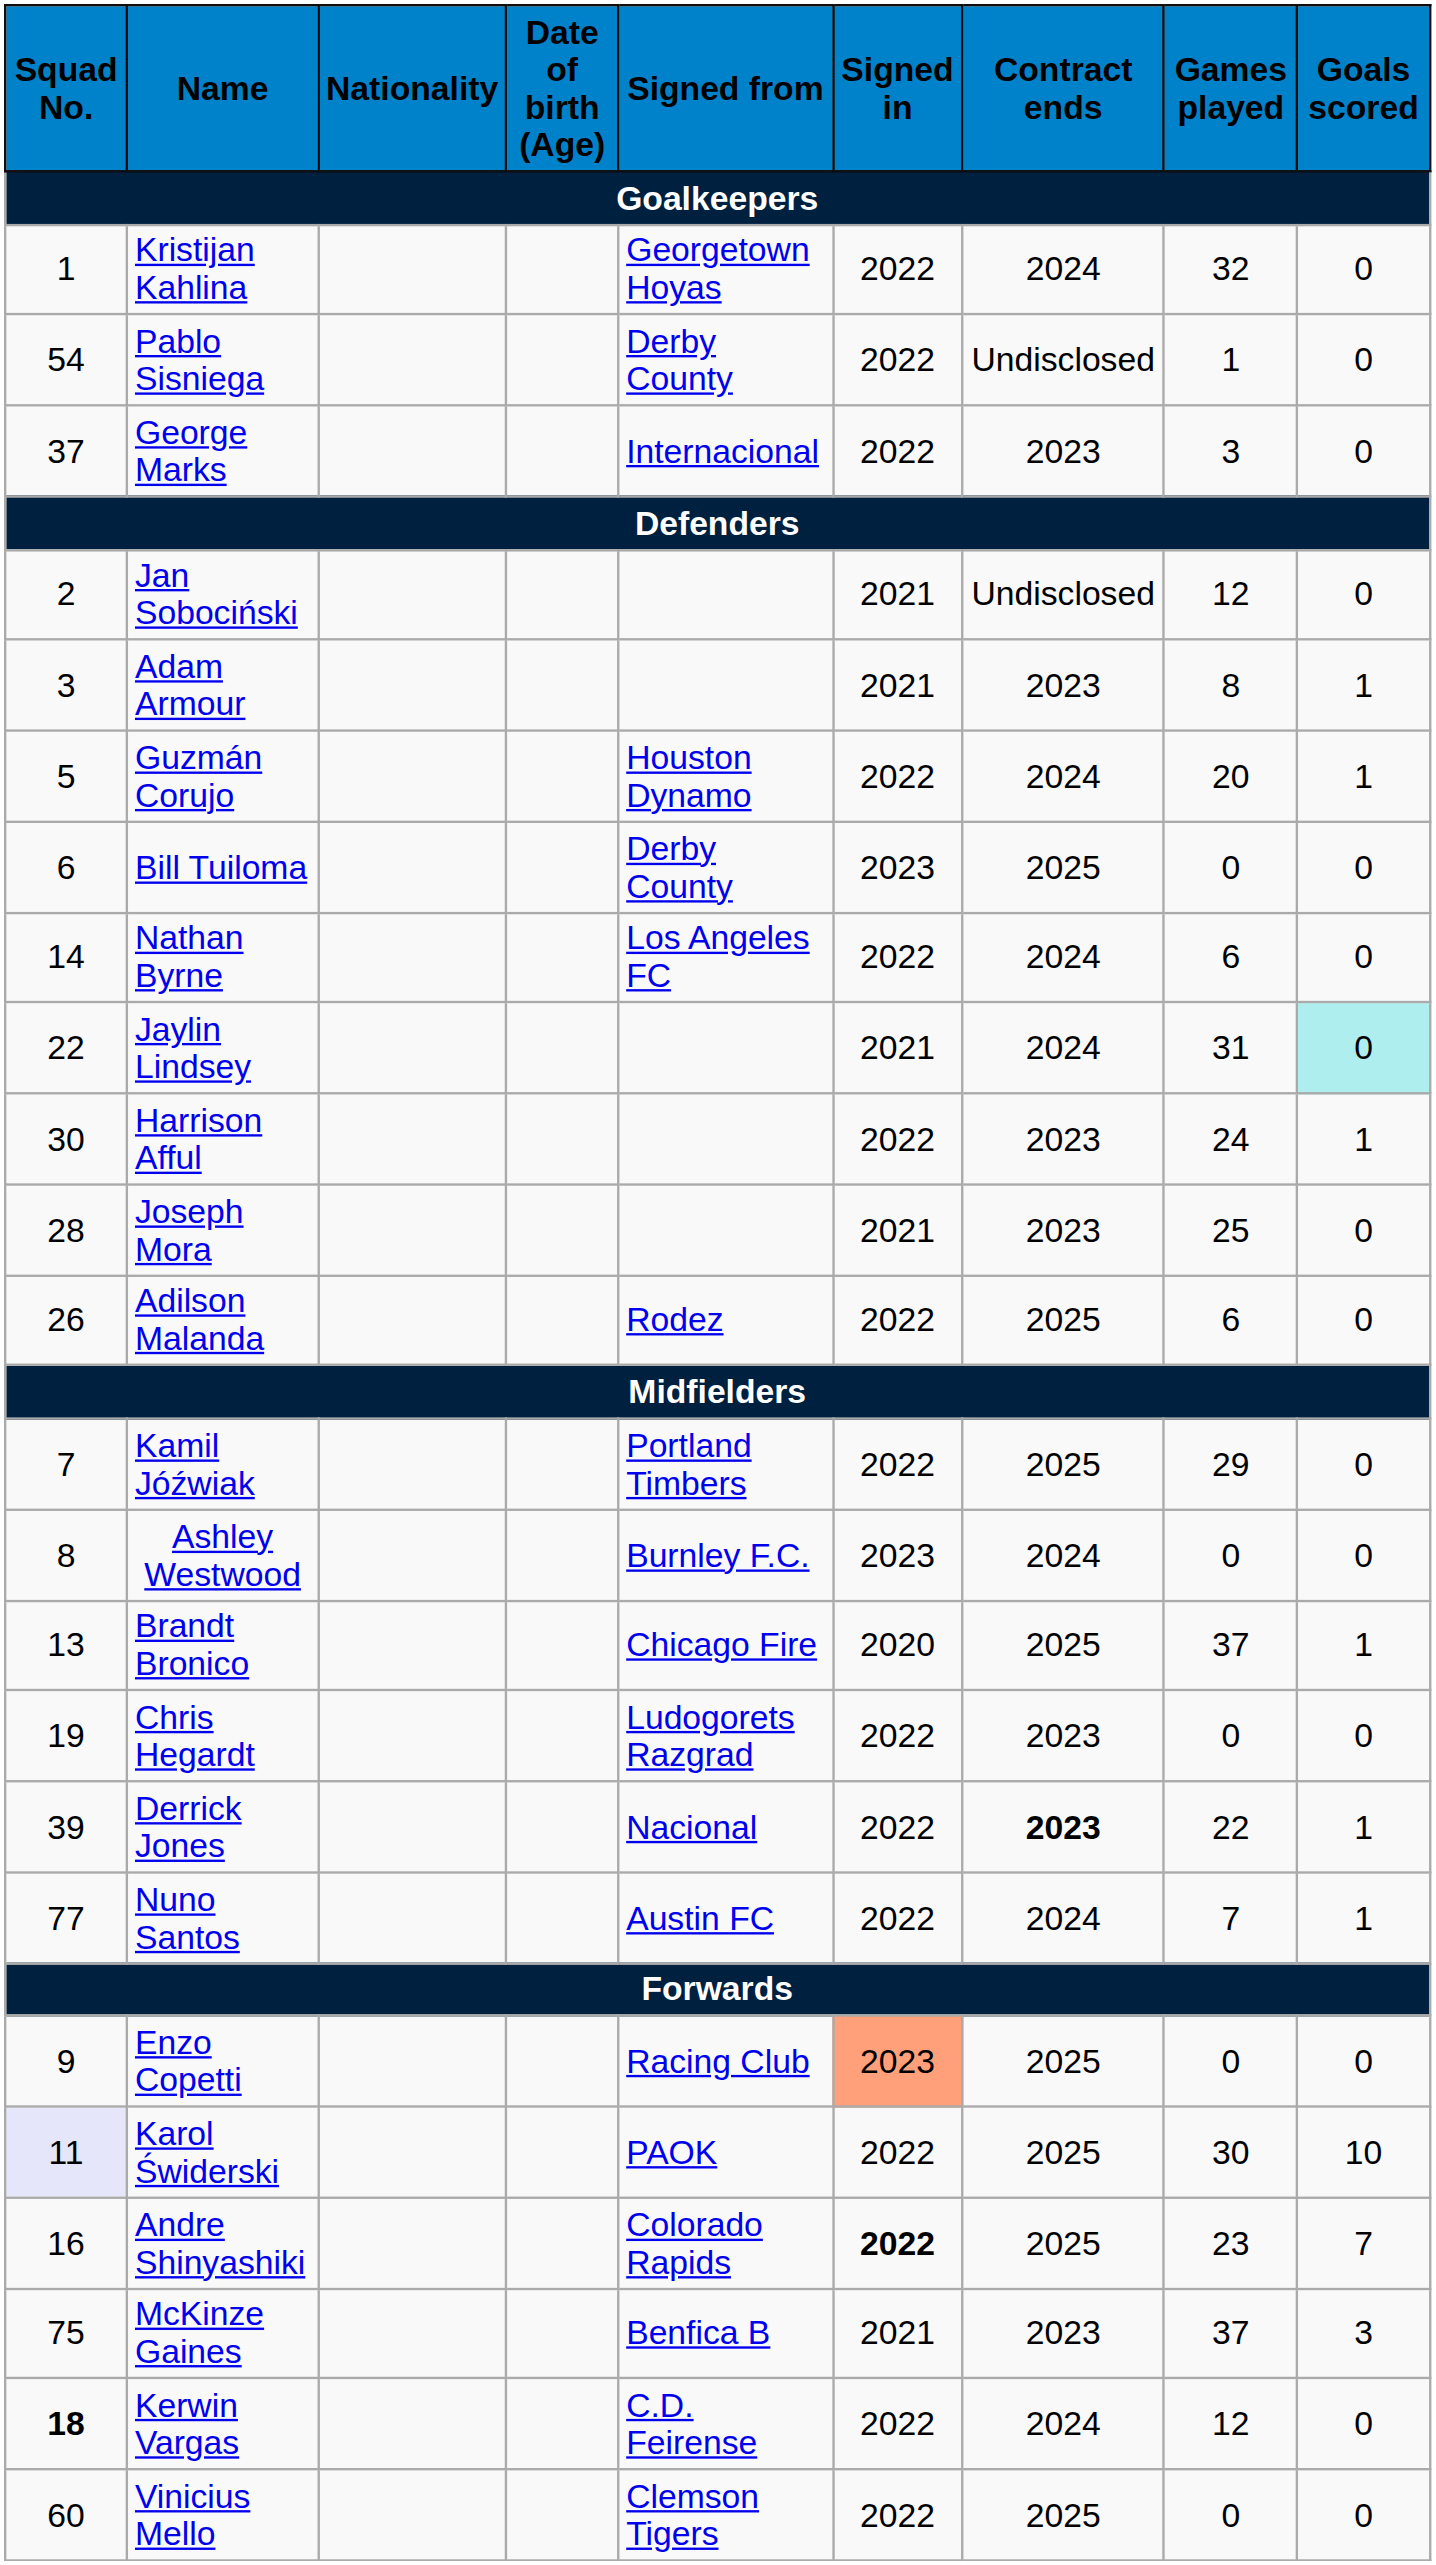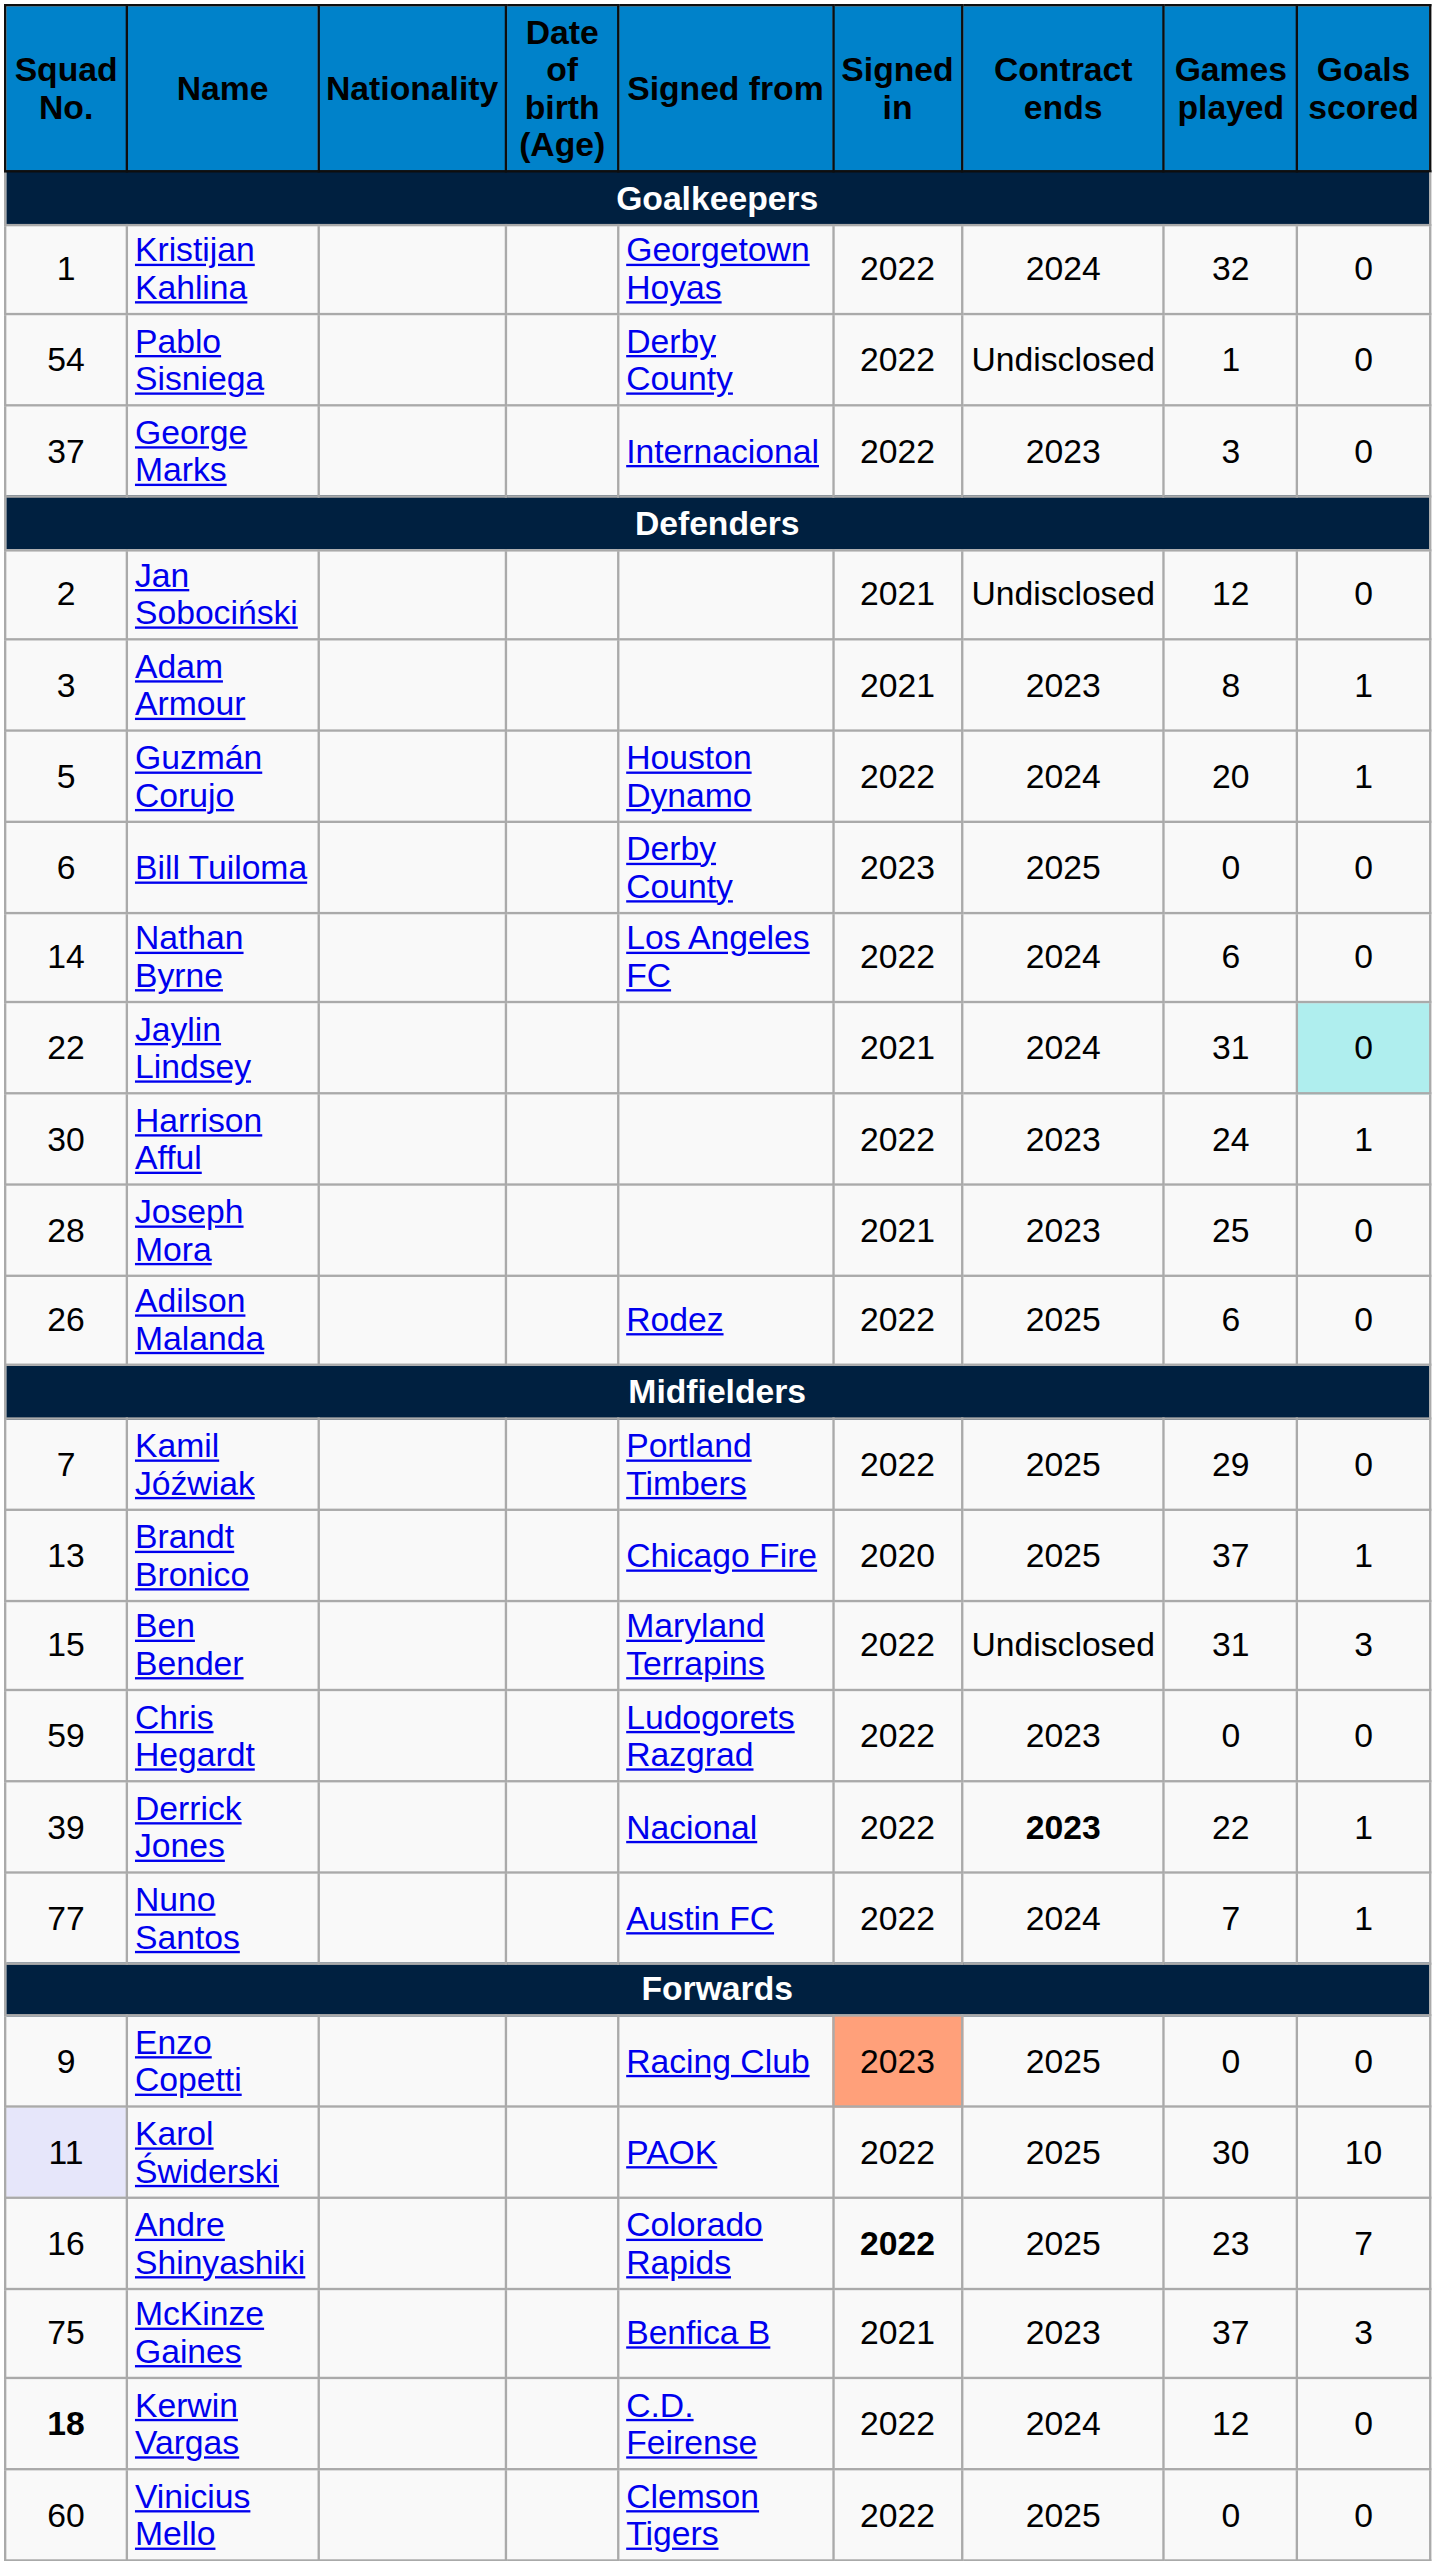- row: (223, 1555)
+ row: (189, 1646)
(66, 1736) 19 -> (66, 1736) 59
